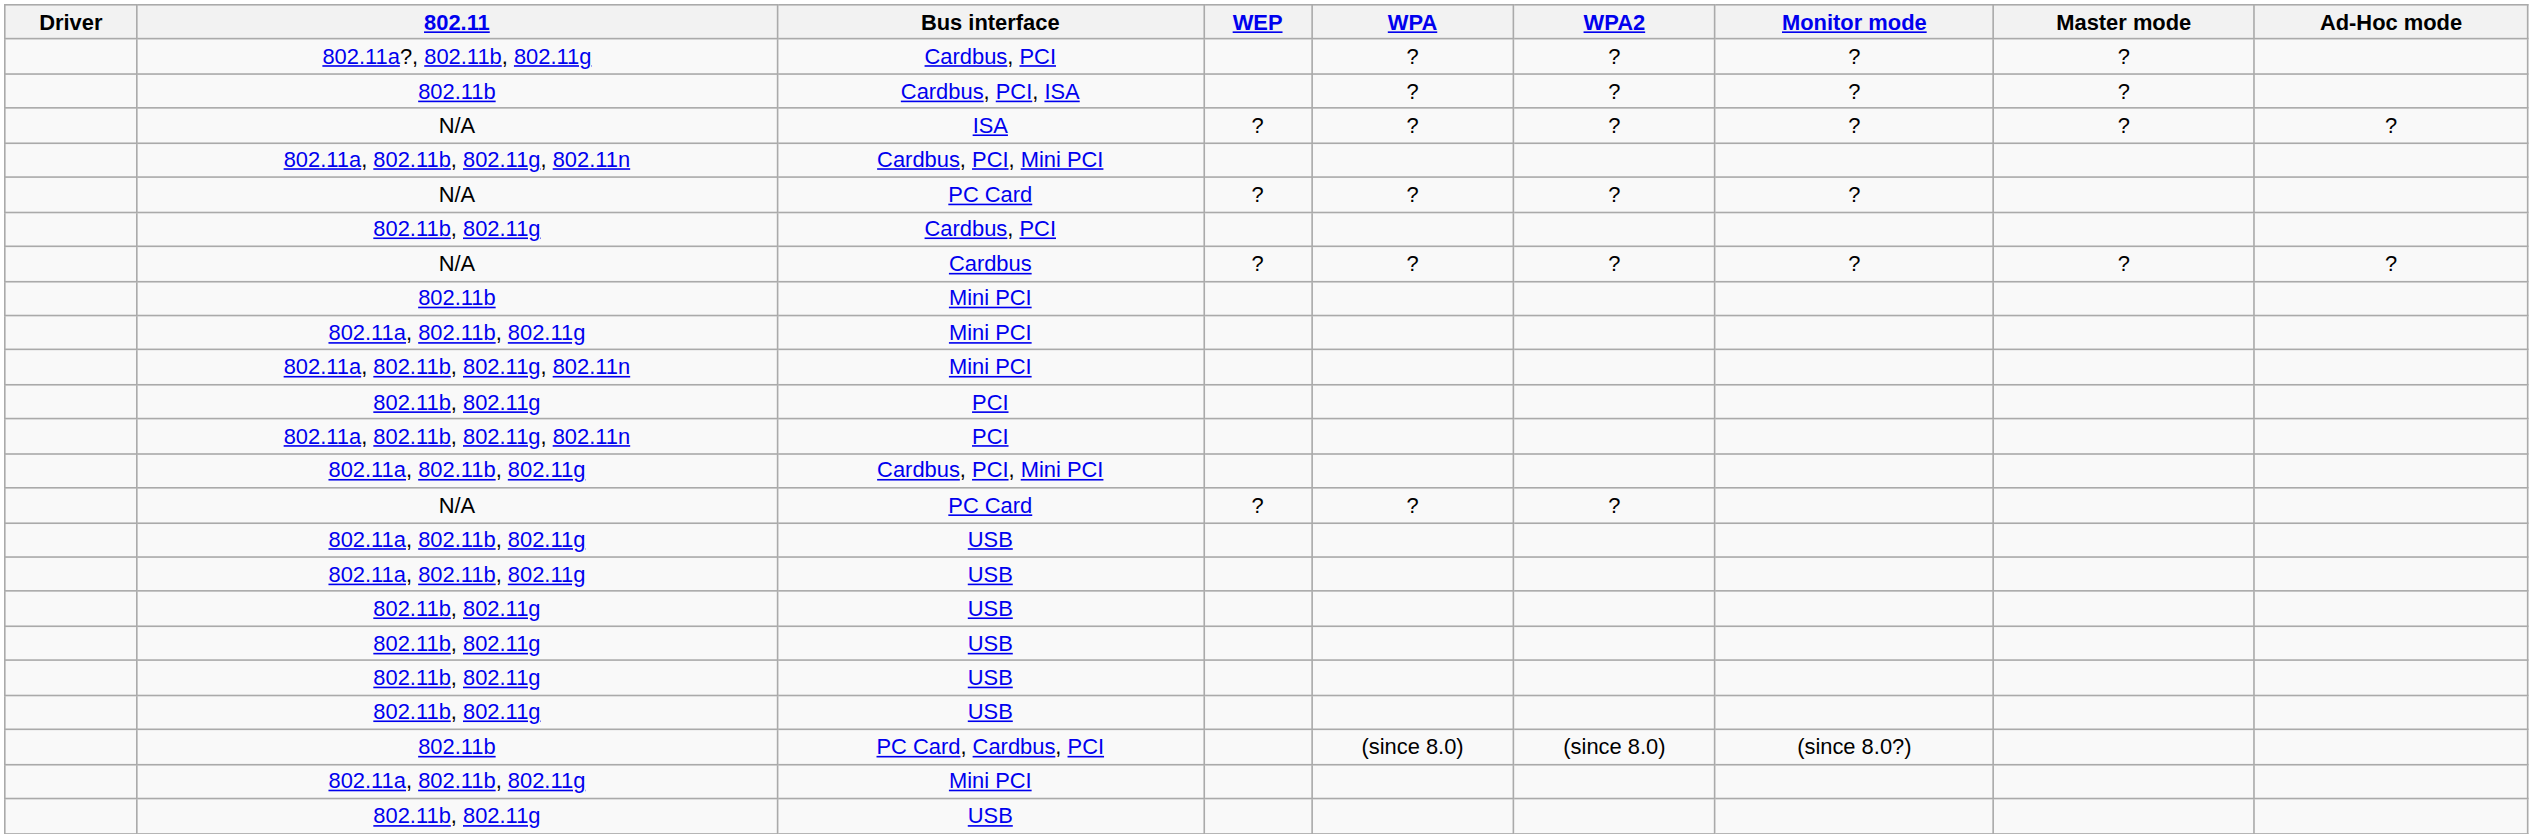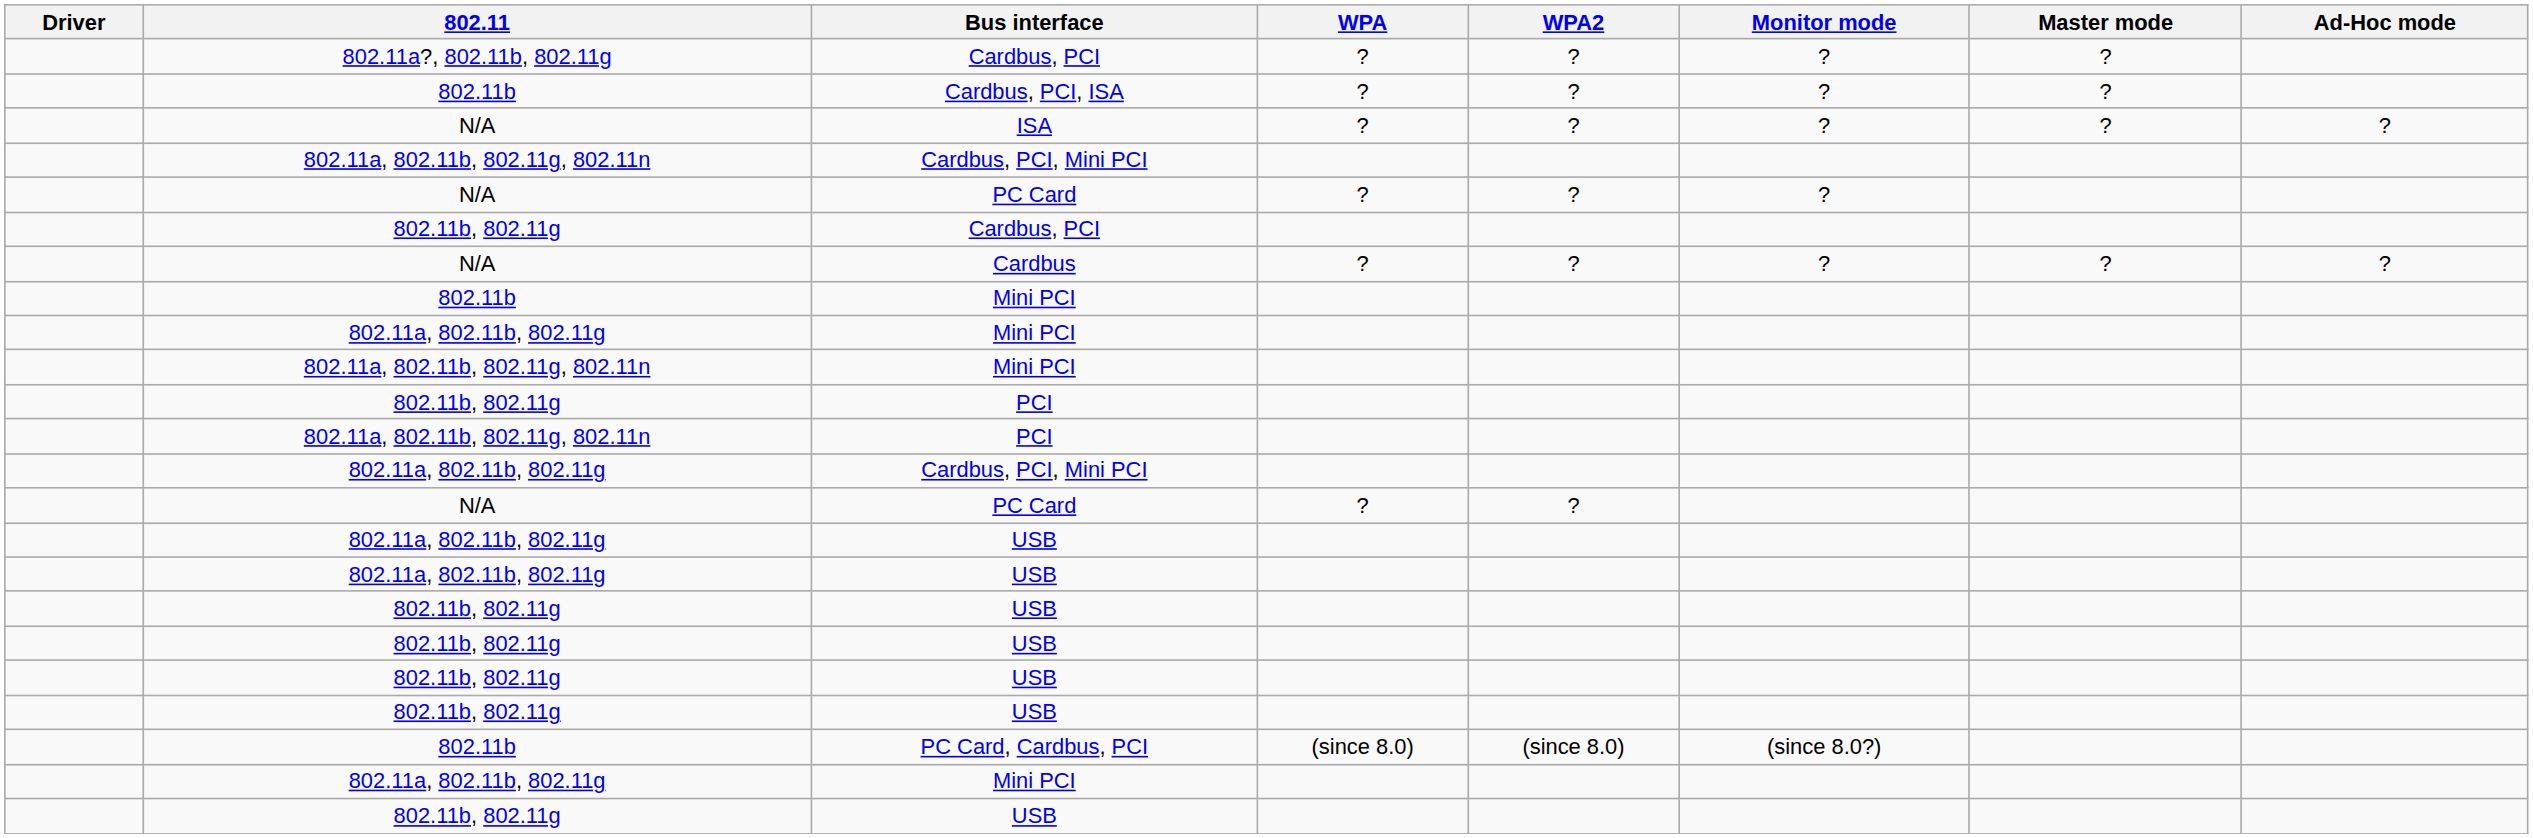- column: (1258, 22)
